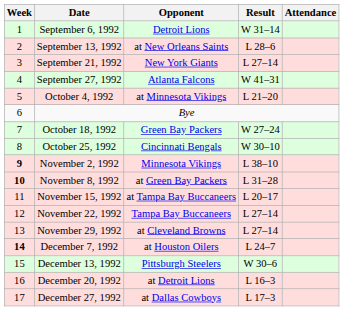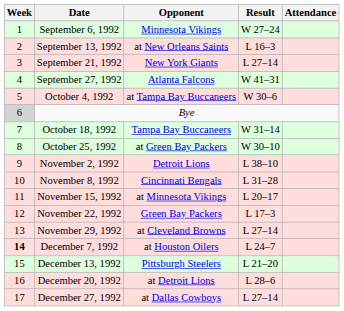(181, 29) Detroit Lions -> (181, 29) Minnesota Vikings
(260, 29) W 31–14 -> (260, 29) W 27–24
(260, 46) L 28–6 -> (260, 46) L 16–3
(181, 96) at Minnesota Vikings -> (181, 96) at Tampa Bay Buccaneers
(260, 96) L 21–20 -> (260, 96) W 30–6
(19, 113) no background -> (19, 113) lightgrey background
(181, 130) Green Bay Packers -> (181, 130) Tampa Bay Buccaneers
(260, 130) W 27–24 -> (260, 130) W 31–14
(181, 146) Cincinnati Bengals -> (181, 146) at Green Bay Packers
(19, 163) bold -> (19, 163) normal
(181, 163) Minnesota Vikings -> (181, 163) Detroit Lions
(19, 180) bold -> (19, 180) normal
(181, 180) at Green Bay Packers -> (181, 180) Cincinnati Bengals
(181, 197) at Tampa Bay Buccaneers -> (181, 197) at Minnesota Vikings
(181, 213) Tampa Bay Buccaneers -> (181, 213) Green Bay Packers
(260, 213) L 27–14 -> (260, 213) L 17–3
(260, 264) W 30–6 -> (260, 264) L 21–20
(260, 280) L 16–3 -> (260, 280) L 28–6
(260, 297) L 17–3 -> (260, 297) L 27–14
